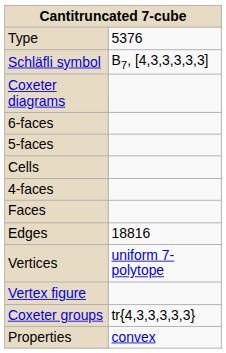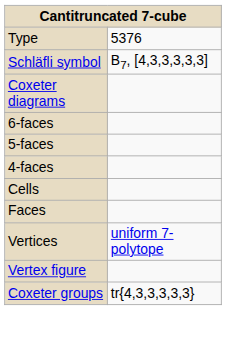rows swapped: (31, 189) <-> (23, 167)
- row: (28, 233)
- row: (40, 337)
